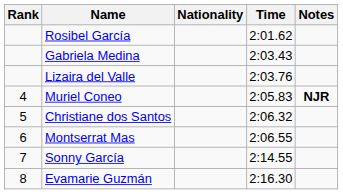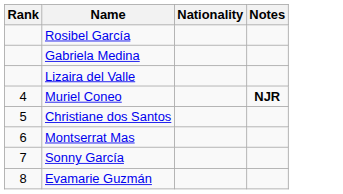- column: (271, 15)
